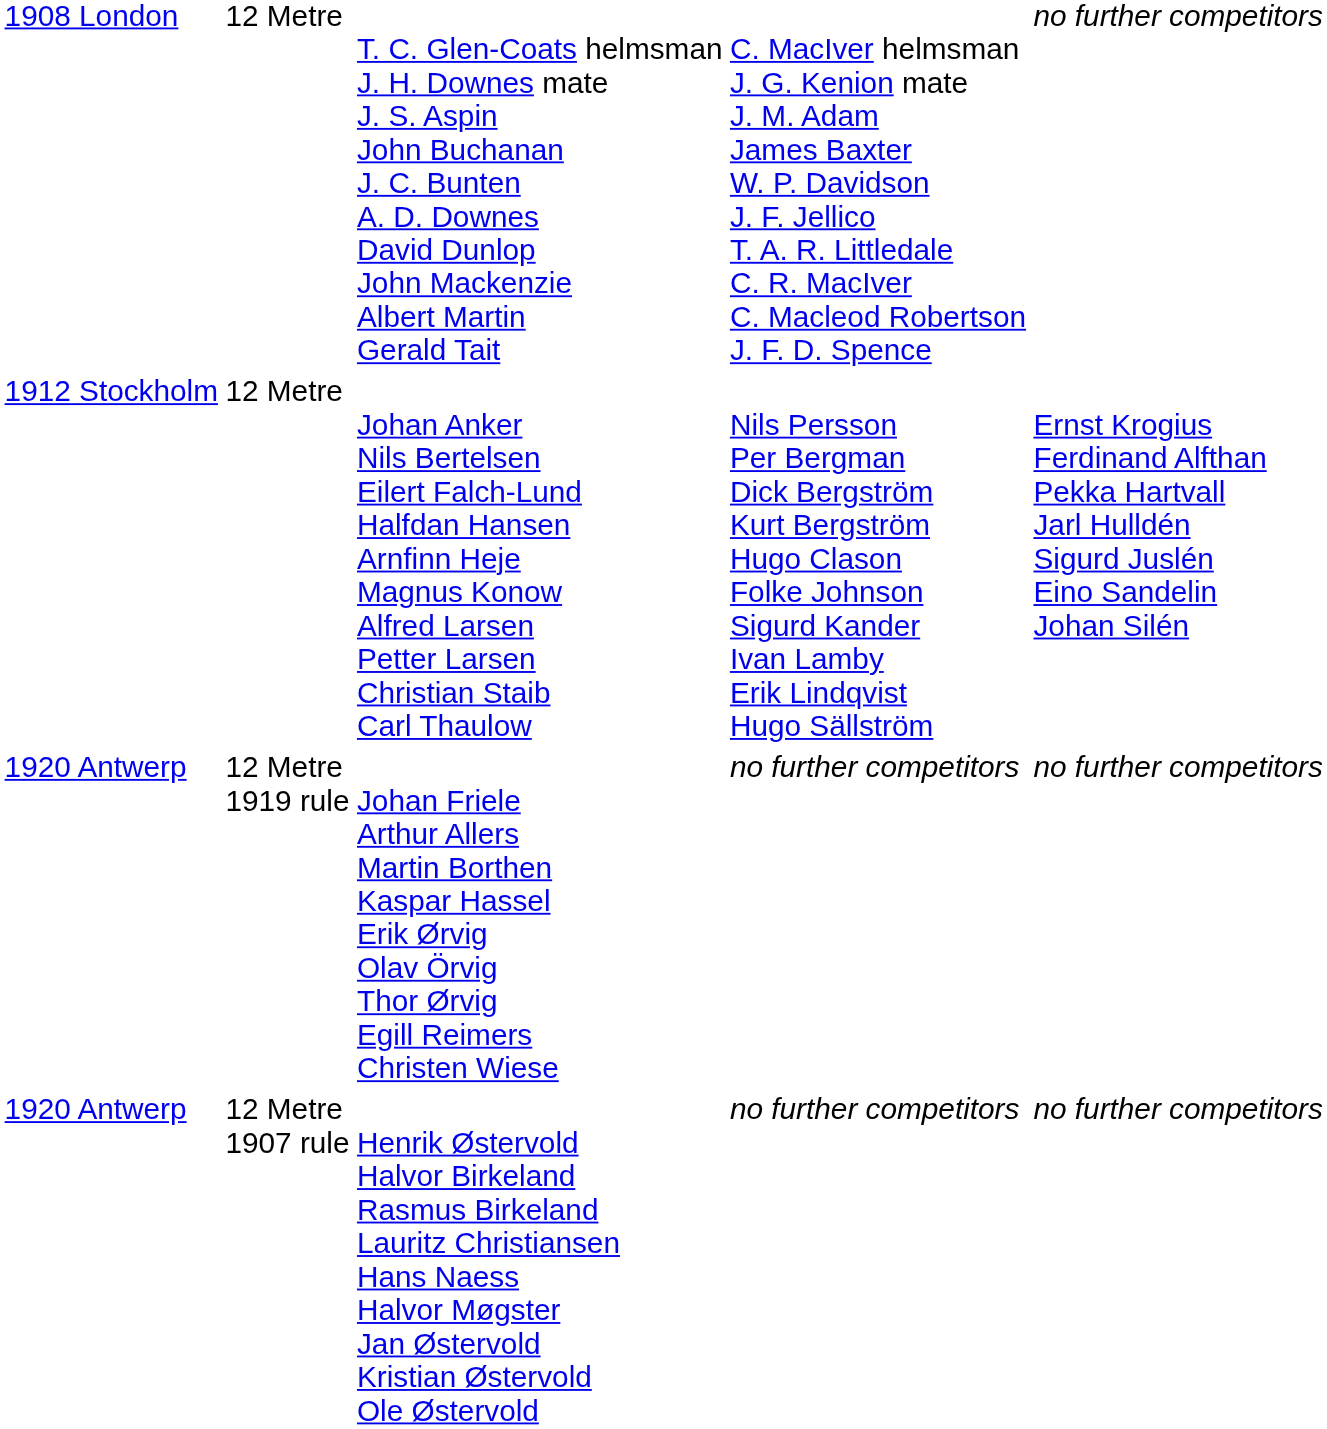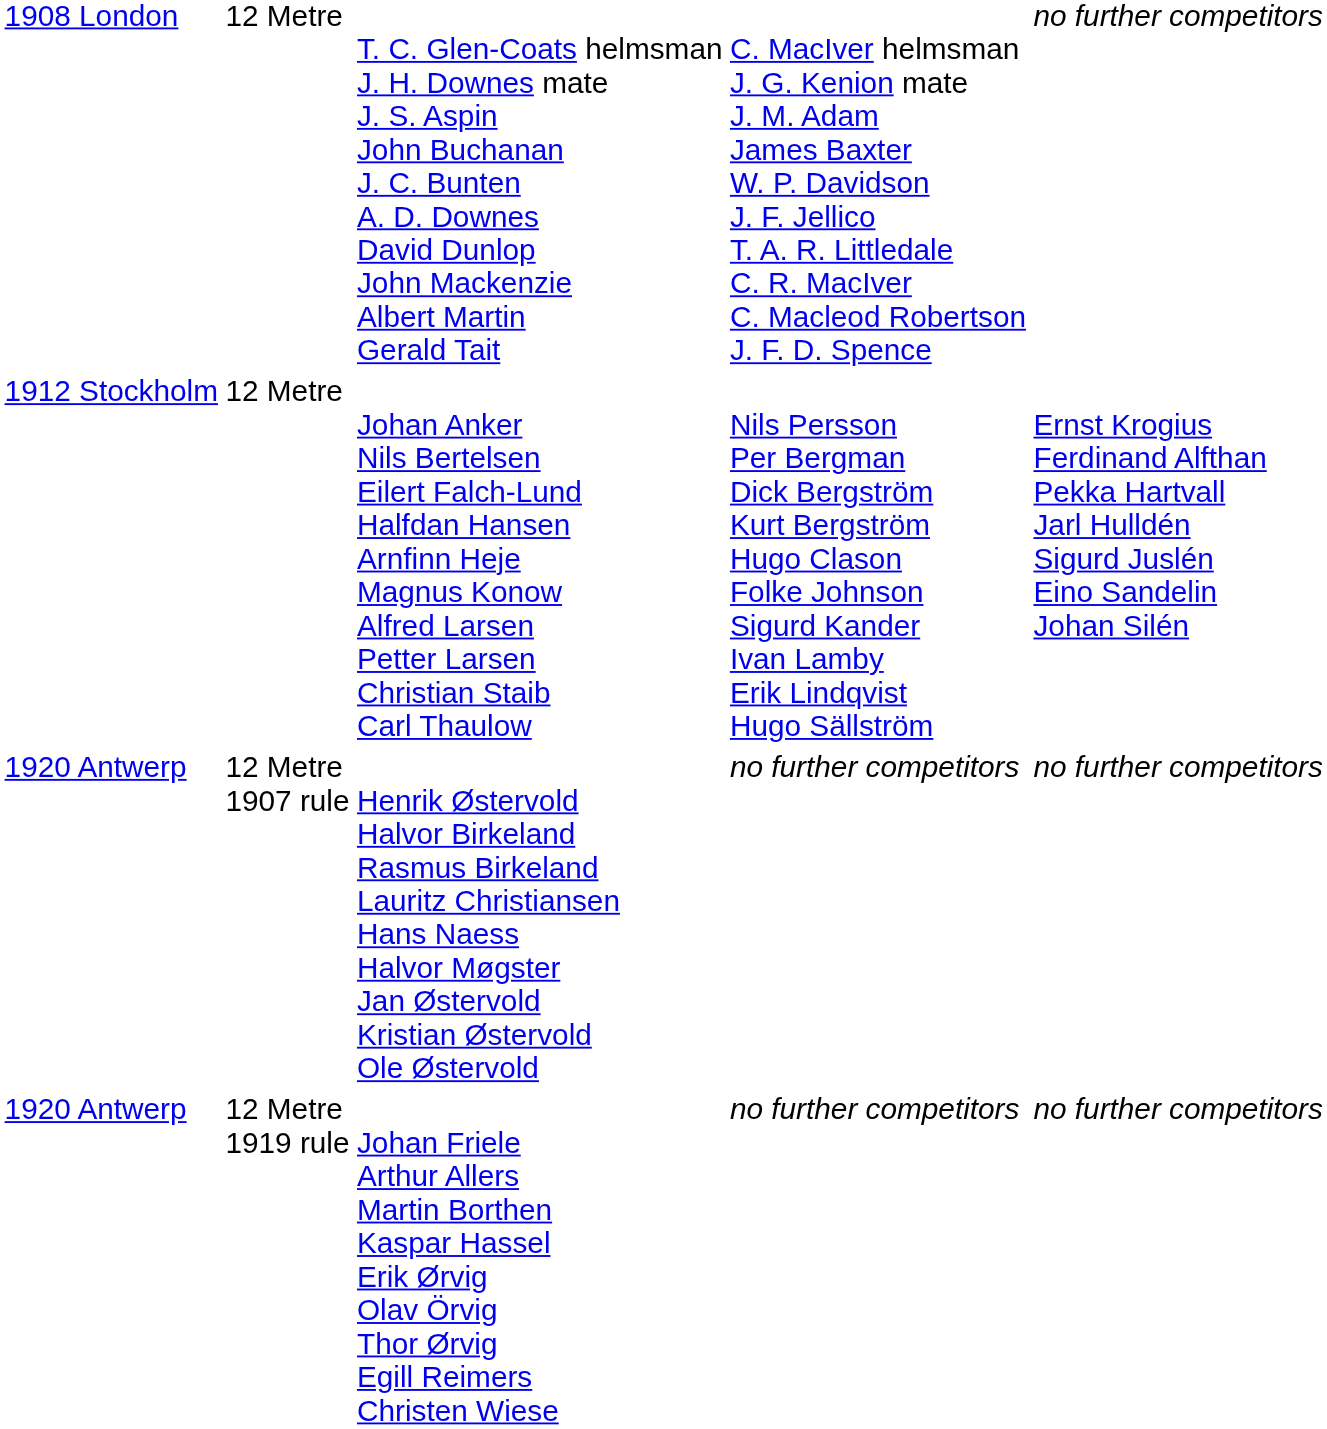rows swapped: (287, 1126) <-> (287, 784)
